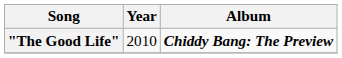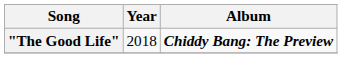(142, 40) 2010 -> (142, 40) 2018
